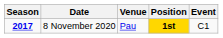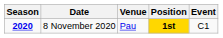(23, 26) 2017 -> (23, 26) 2020
